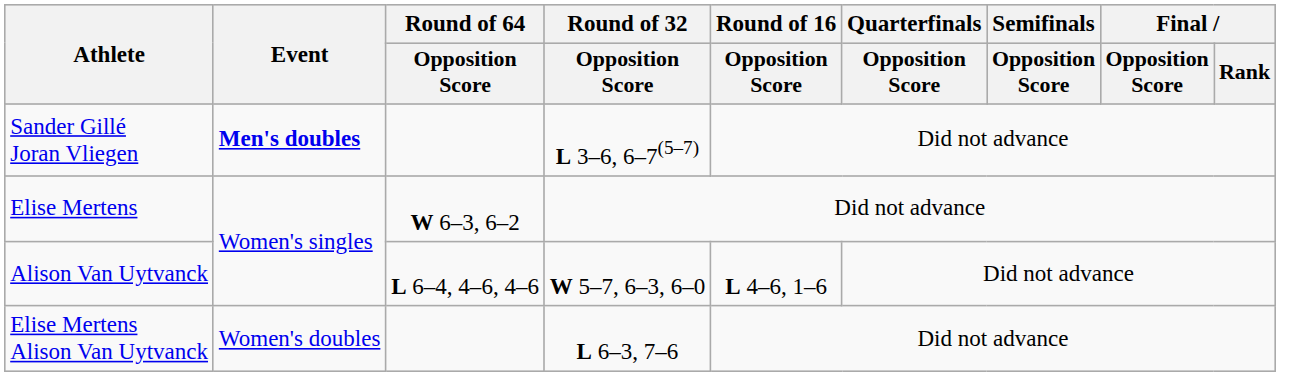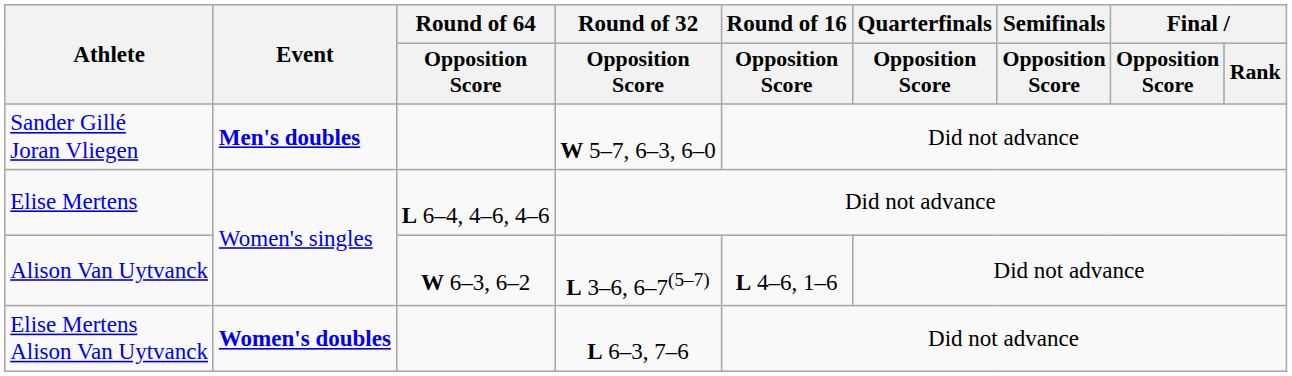(627, 153) L 3–6, 6–7(5–7) -> (638, 150) W 5–7, 6–3, 6–0
(465, 221) W 6–3, 6–2 -> (476, 215) L 6–4, 4–6, 4–6
(465, 287) L 6–4, 4–6, 4–6 -> (476, 284) W 6–3, 6–2
(627, 287) W 5–7, 6–3, 6–0 -> (638, 284) L 3–6, 6–7(5–7)
(300, 338) normal -> (305, 338) bold
